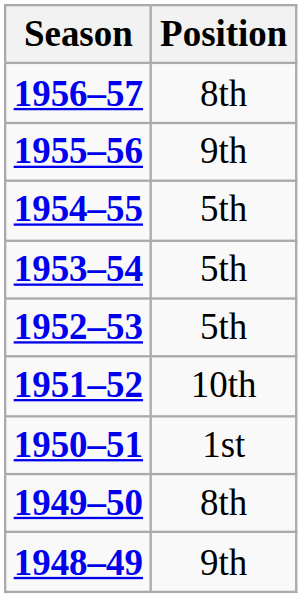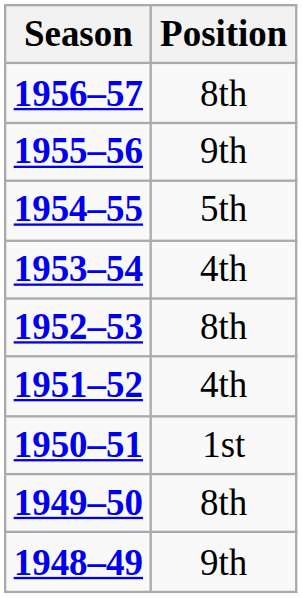(224, 268) 5th -> (224, 268) 4th
(224, 326) 5th -> (224, 326) 8th
(224, 385) 10th -> (224, 385) 4th
